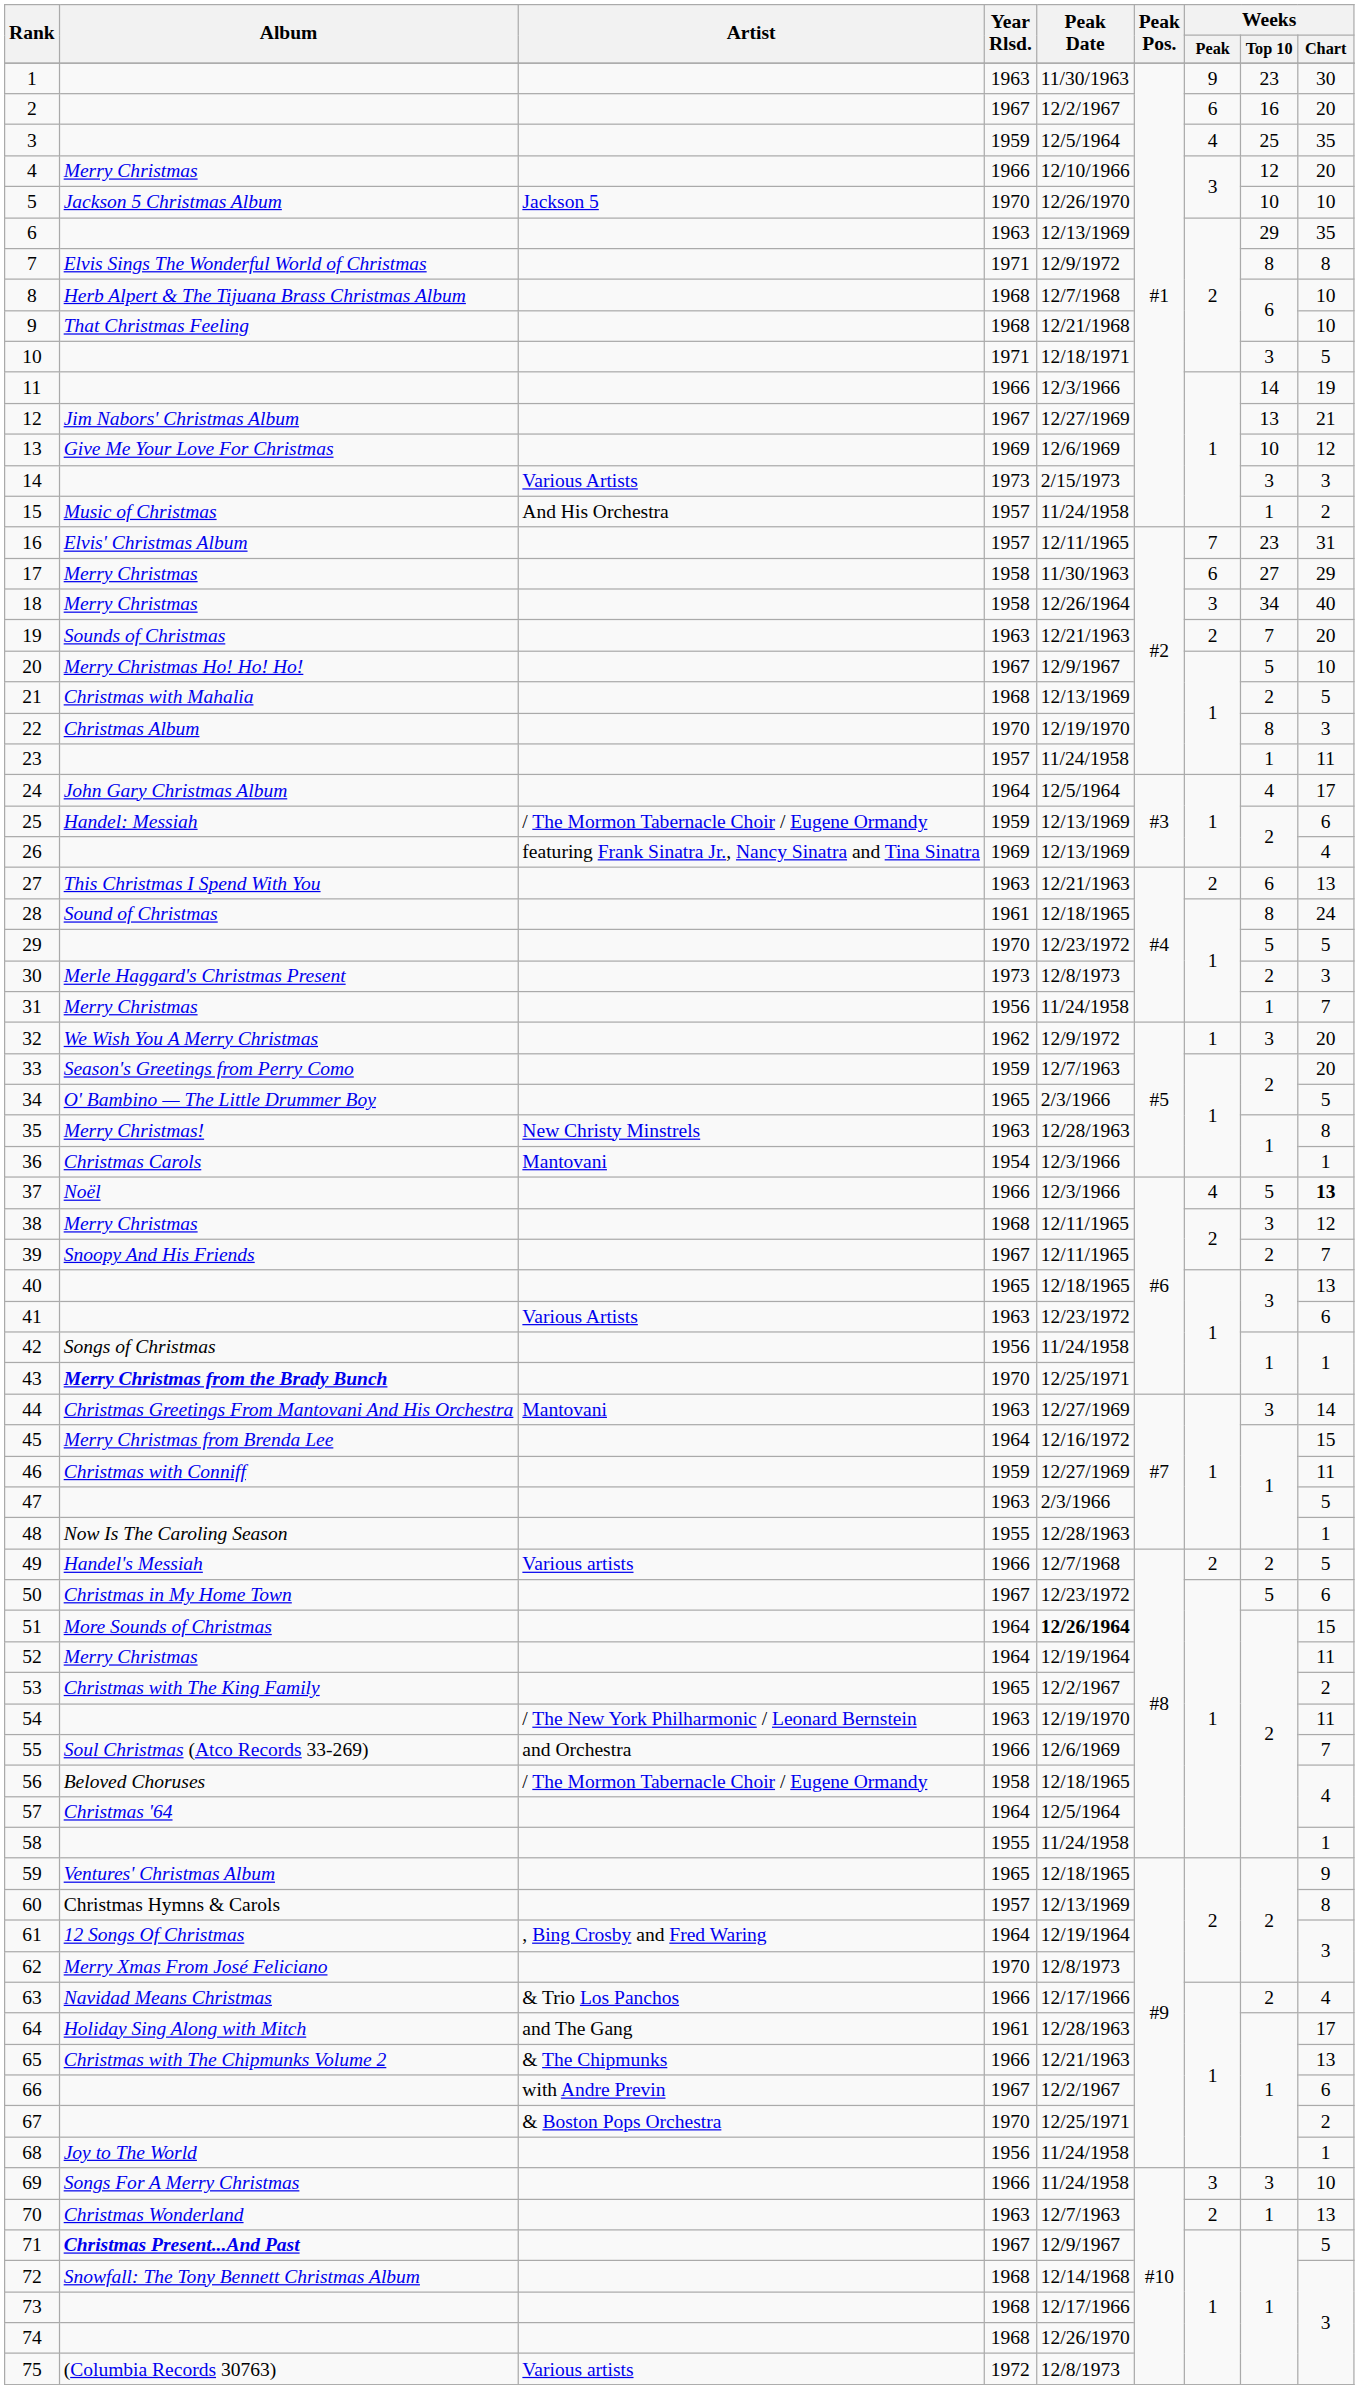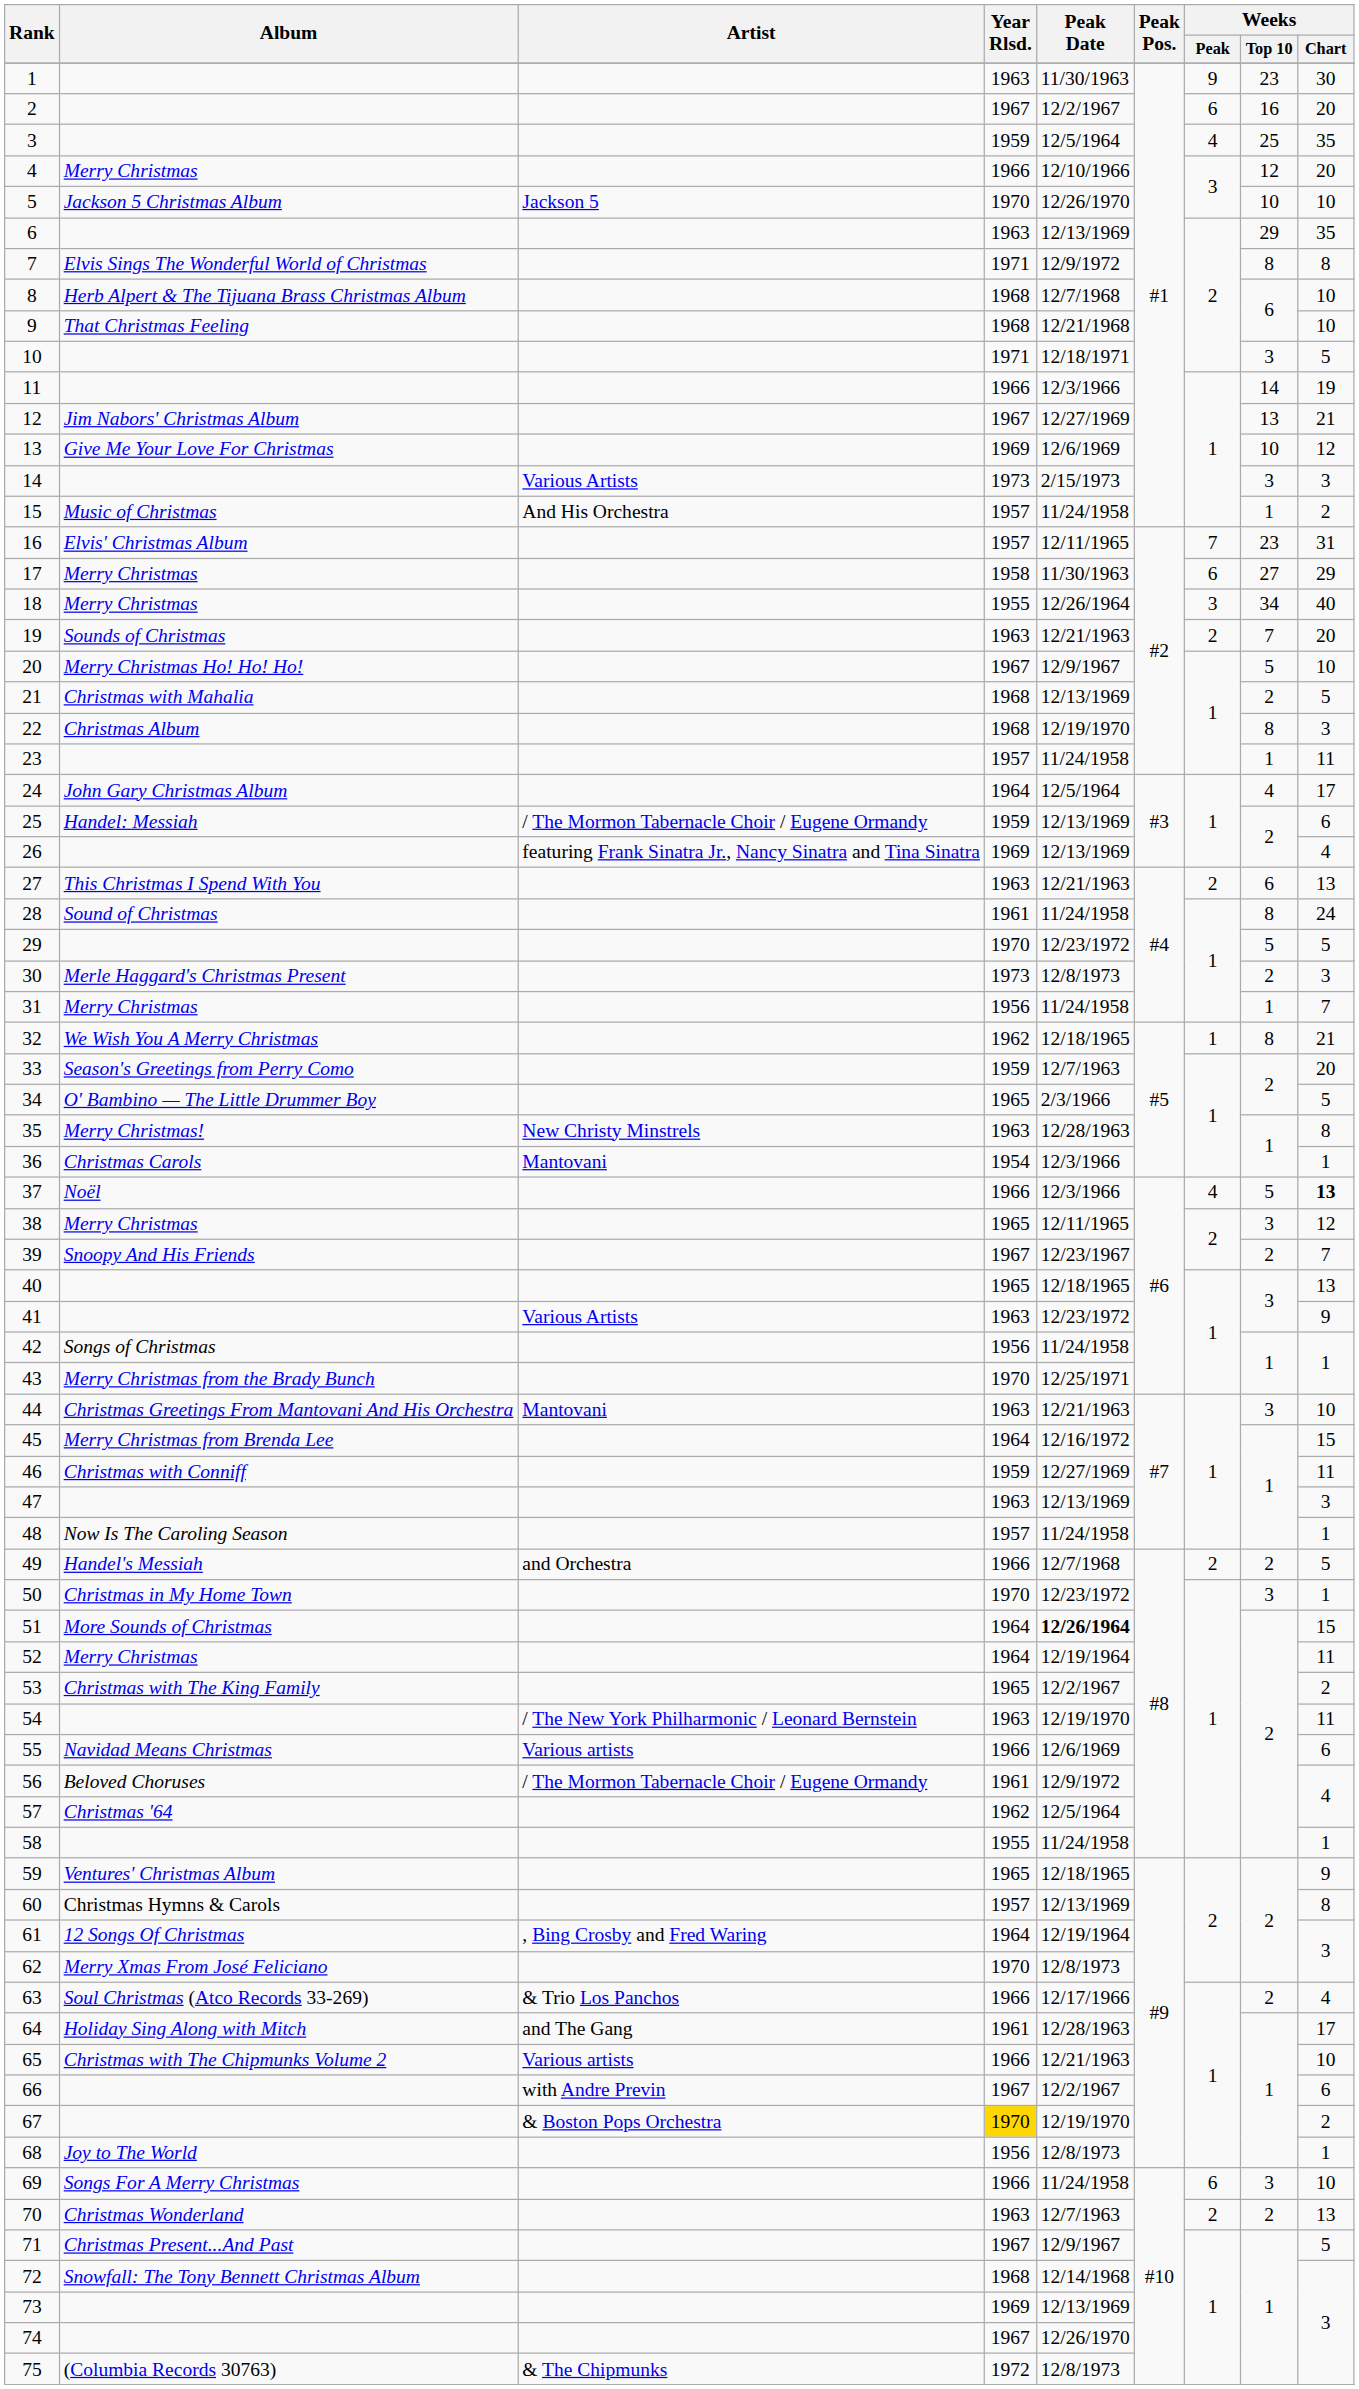(1010, 604) 1958 -> (1010, 604) 1955
(1010, 728) 1970 -> (1010, 728) 1968
(1085, 914) 12/18/1965 -> (1085, 914) 11/24/1958
(1080, 1037) 12/9/1972 -> (1085, 1037) 12/18/1965
(1269, 1037) 3 -> (1269, 1037) 8
(1326, 1037) 20 -> (1326, 1037) 21
(1010, 1223) 1968 -> (1010, 1223) 1965
(1085, 1254) 12/11/1965 -> (1085, 1254) 12/23/1967
(1326, 1316) 6 -> (1326, 1316) 9
(226, 1378) bold -> (219, 1378) normal
(1085, 1409) 12/27/1969 -> (1085, 1409) 12/21/1963
(1326, 1409) 14 -> (1326, 1409) 10
(1075, 1502) 2/3/1966 -> (1085, 1502) 12/13/1969
(1326, 1502) 5 -> (1326, 1502) 3
(1010, 1533) 1955 -> (1010, 1533) 1957
(1085, 1533) 12/28/1963 -> (1085, 1533) 11/24/1958
(578, 1564) Various artists -> (577, 1564) and Orchestra
(1010, 1595) 1967 -> (1010, 1595) 1970
(1269, 1595) 5 -> (1269, 1595) 3
(1326, 1595) 6 -> (1326, 1595) 1
(216, 1749) Soul Christmas (Atco Records 33-269) -> (168, 1749) Navidad Means Christmas
(577, 1749) and Orchestra -> (578, 1749) Various artists
(1326, 1749) 7 -> (1326, 1749) 6
(1010, 1780) 1958 -> (1010, 1780) 1961
(1085, 1780) 12/18/1965 -> (1080, 1780) 12/9/1972
(1010, 1811) 1964 -> (1010, 1811) 1962
(168, 1997) Navidad Means Christmas -> (216, 1997) Soul Christmas (Atco Records 33-269)
(595, 2059) & The Chipmunks -> (578, 2059) Various artists
(1326, 2059) 13 -> (1326, 2059) 10
(1010, 2121) no background -> (1010, 2121) gold background
(1085, 2121) 12/25/1971 -> (1085, 2121) 12/19/1970
(1085, 2152) 11/24/1958 -> (1080, 2152) 12/8/1973
(1213, 2183) 3 -> (1213, 2183) 6
(1269, 2214) 1 -> (1269, 2214) 2
(182, 2245) bold -> (179, 2245) normal
(1010, 2307) 1968 -> (1010, 2307) 1969
(1085, 2307) 12/17/1966 -> (1085, 2307) 12/13/1969
(1010, 2338) 1968 -> (1010, 2338) 1967
(578, 2369) Various artists -> (595, 2369) & The Chipmunks
